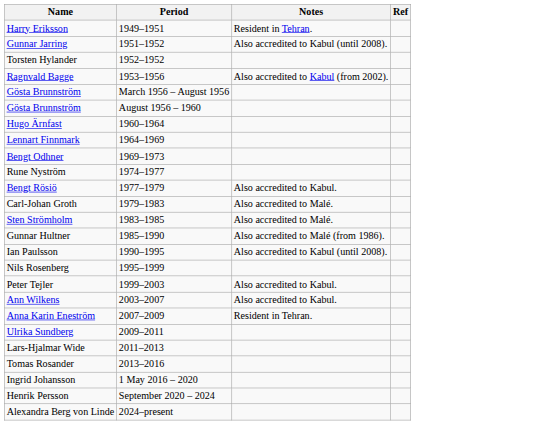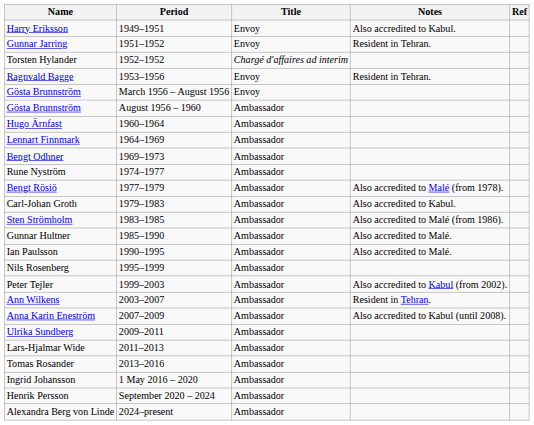+ column: (291, 12)
(273, 28) Resident in Tehran. -> (404, 28) Also accredited to Kabul.
(311, 44) Also accredited to Kabul (until 2008). -> (392, 44) Resident in Tehran.
(311, 76) Also accredited to Kabul (from 2002). -> (392, 76) Resident in Tehran.
(285, 188) Also accredited to Kabul. -> (428, 188) Also accredited to Malé (from 1978).
(283, 204) Also accredited to Malé. -> (404, 204) Also accredited to Kabul.
(283, 220) Also accredited to Malé. -> (428, 220) Also accredited to Malé (from 1986).
(309, 236) Also accredited to Malé (from 1986). -> (402, 236) Also accredited to Malé.
(311, 252) Also accredited to Kabul (until 2008). -> (402, 252) Also accredited to Malé.
(285, 284) Also accredited to Kabul. -> (430, 284) Also accredited to Kabul (from 2002).
(285, 300) Also accredited to Kabul. -> (392, 300) Resident in Tehran.
(273, 316) Resident in Tehran. -> (429, 316) Also accredited to Kabul (until 2008).
